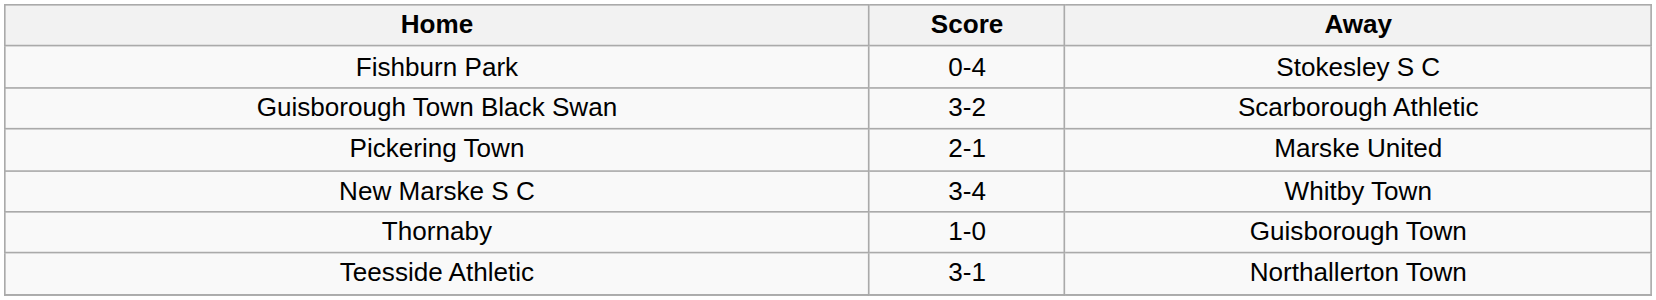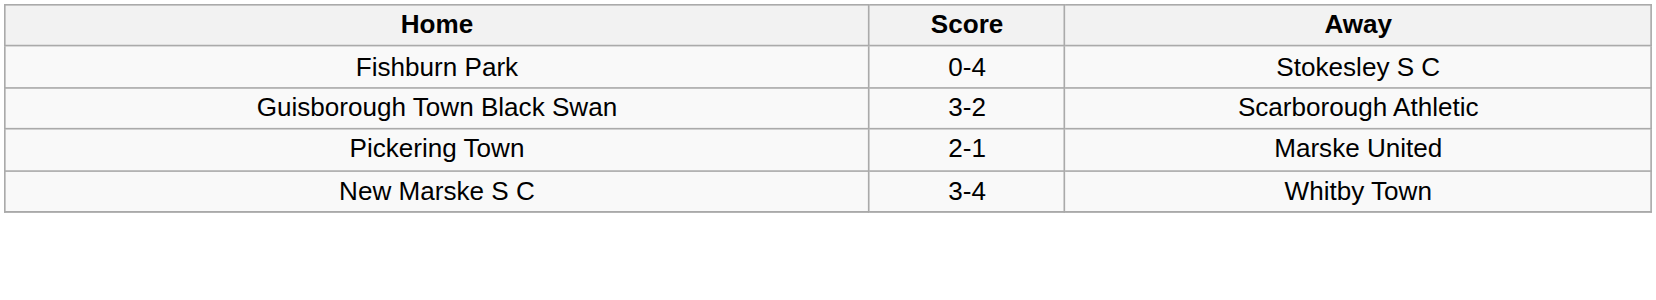- row: (437, 231)
- row: (437, 273)
